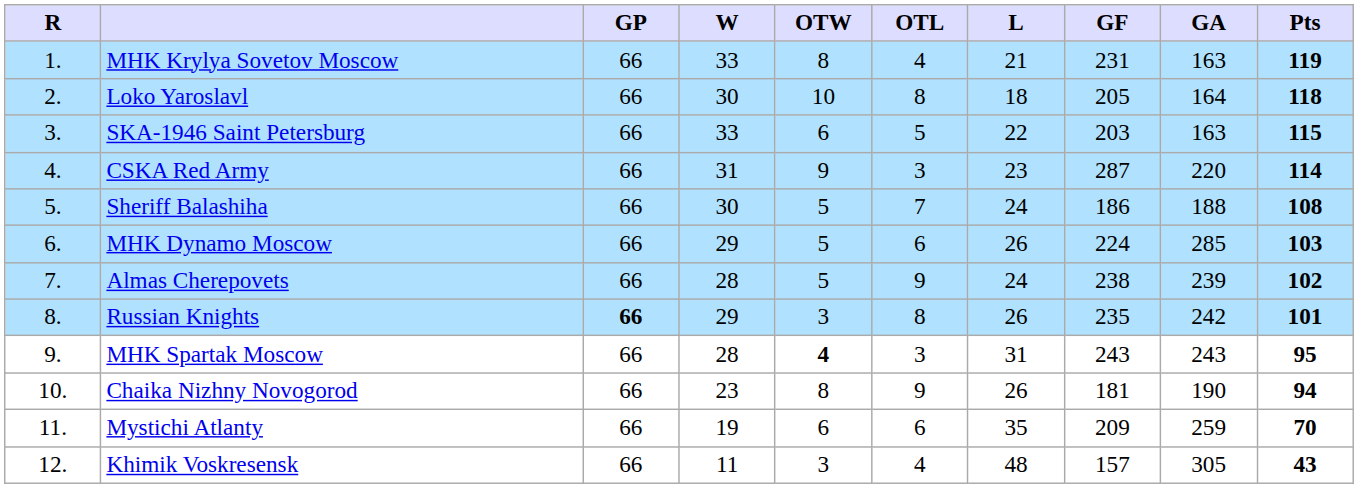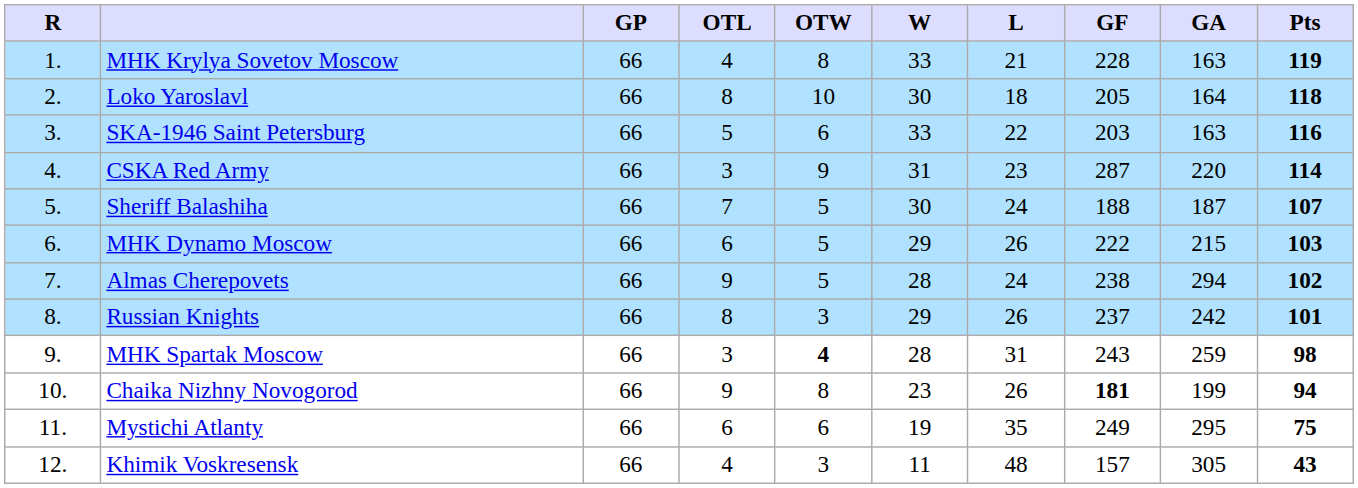columns swapped: (727, 22) <-> (920, 22)
(1112, 59) 231 -> (1112, 59) 228
(1305, 133) 115 -> (1305, 133) 116
(1112, 206) 186 -> (1112, 206) 188
(1209, 206) 188 -> (1209, 206) 187
(1305, 206) 108 -> (1305, 206) 107
(1112, 243) 224 -> (1112, 243) 222
(1209, 243) 285 -> (1209, 243) 215
(1209, 280) 239 -> (1209, 280) 294
(631, 317) bold -> (631, 317) normal
(1112, 317) 235 -> (1112, 317) 237
(1209, 354) 243 -> (1209, 354) 259
(1305, 354) 95 -> (1305, 354) 98
(1112, 390) normal -> (1112, 390) bold
(1209, 390) 190 -> (1209, 390) 199
(1112, 427) 209 -> (1112, 427) 249
(1209, 427) 259 -> (1209, 427) 295
(1305, 427) 70 -> (1305, 427) 75
